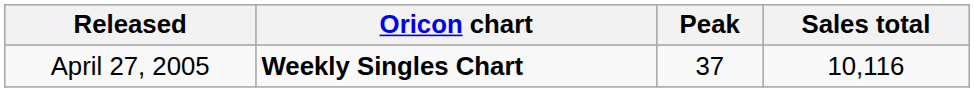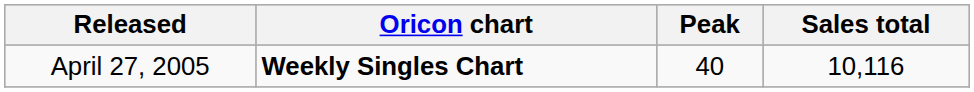(710, 65) 37 -> (710, 65) 40
